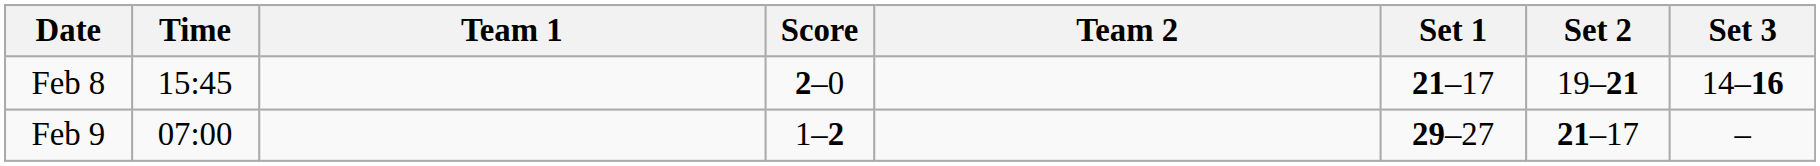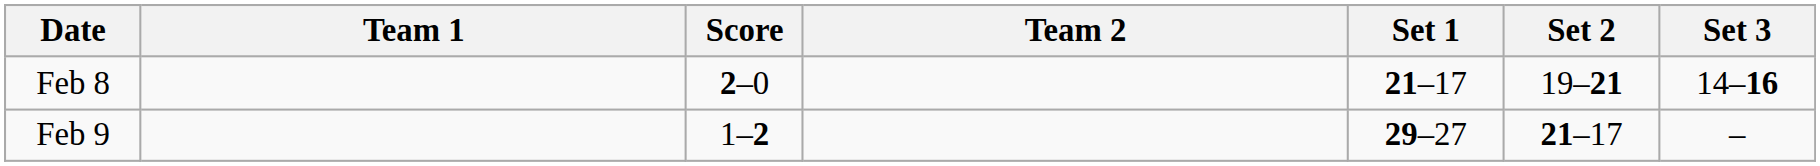- column: (195, 30)
